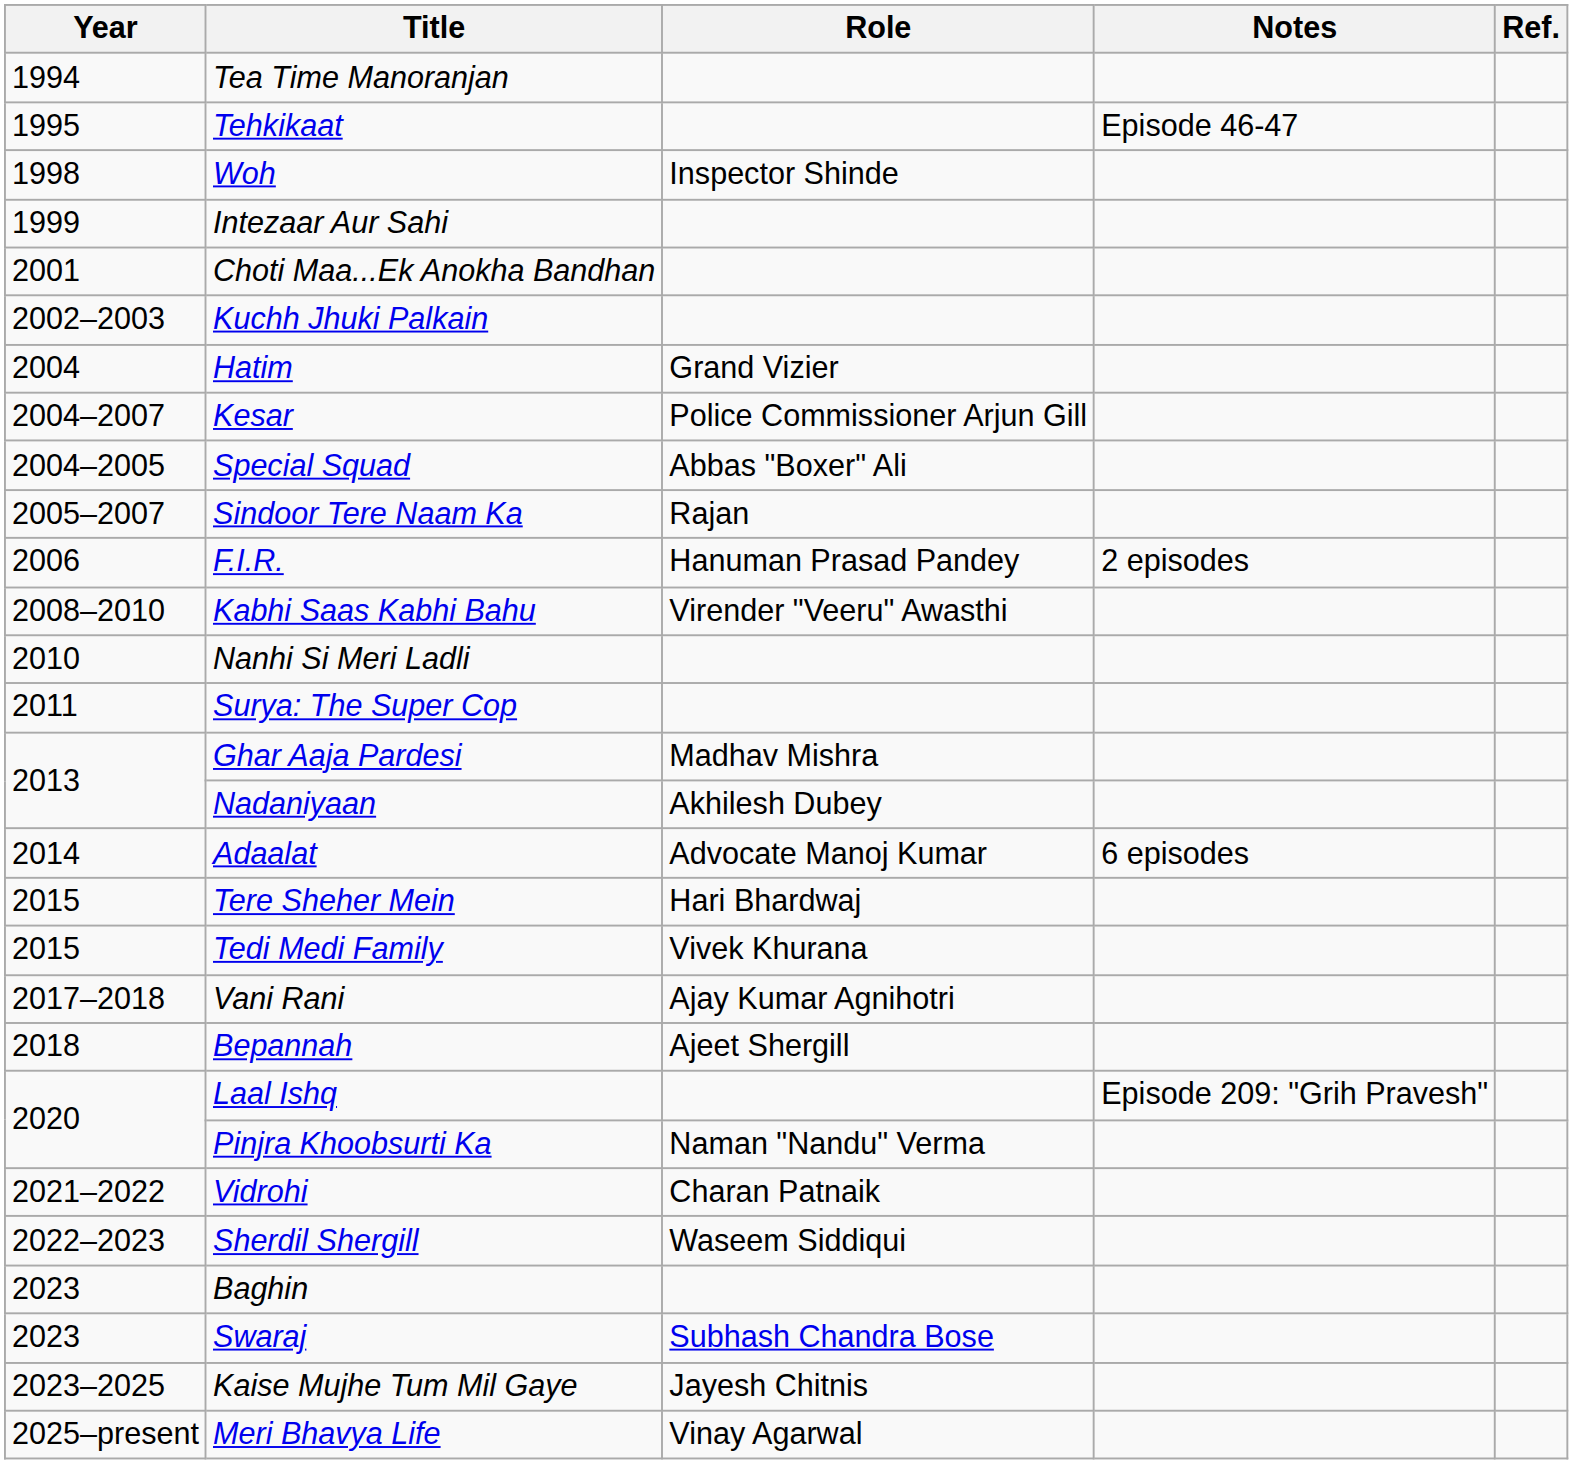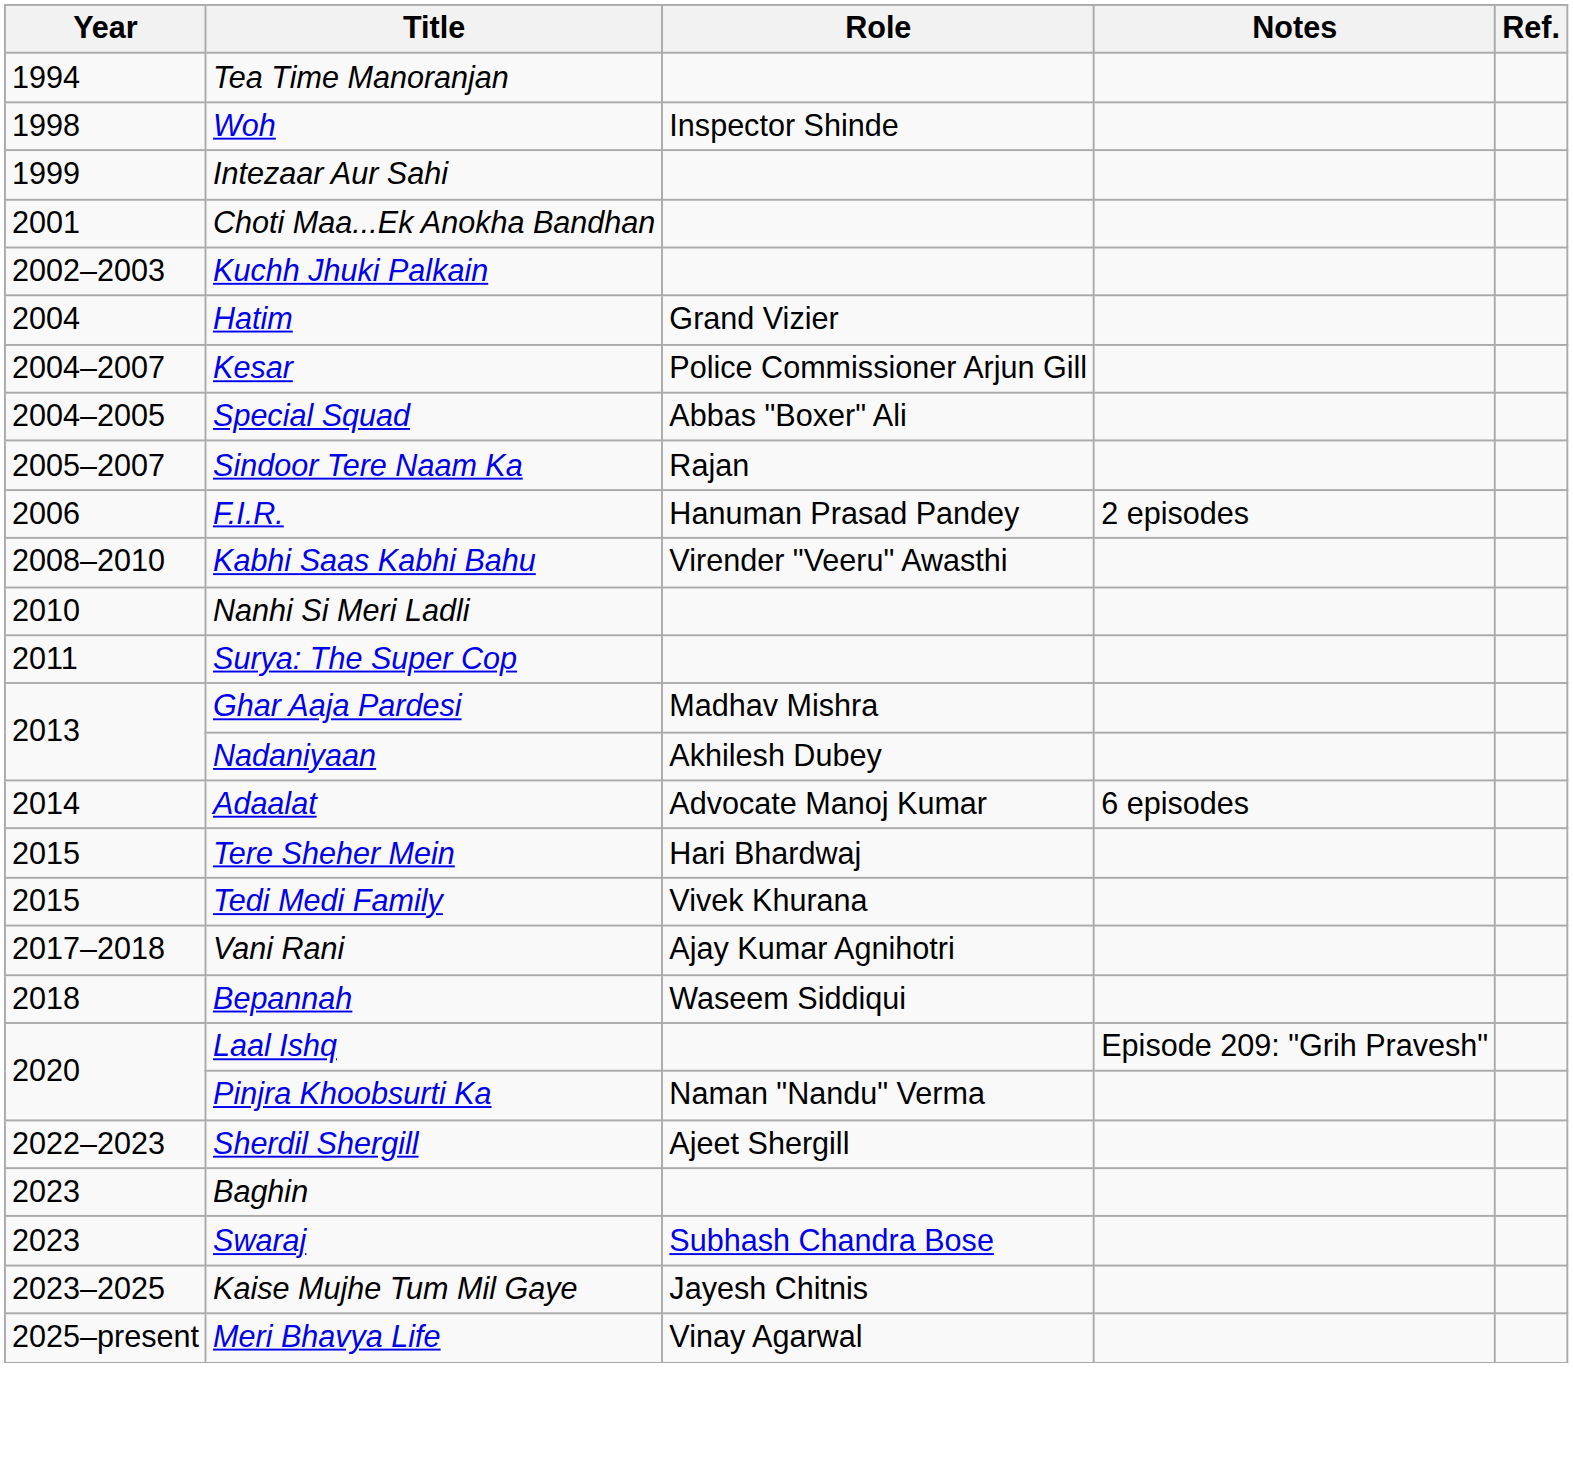- row: (278, 125)
(759, 1046) Ajeet Shergill -> (788, 998) Waseem Siddiqui
- row: (260, 1191)
(788, 1240) Waseem Siddiqui -> (759, 1143) Ajeet Shergill
